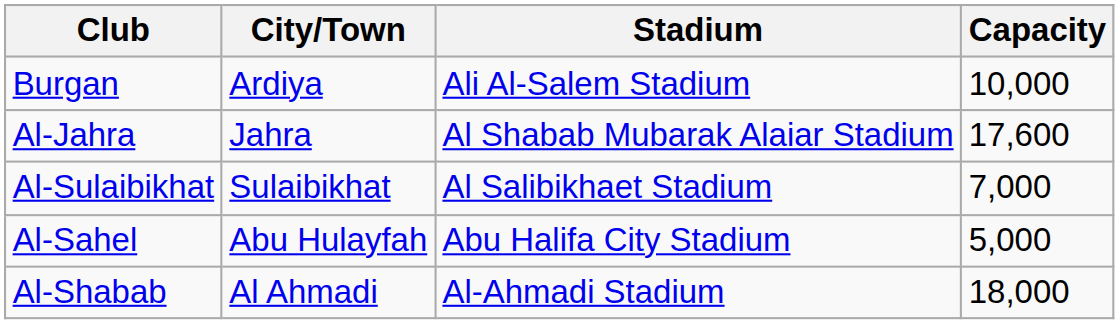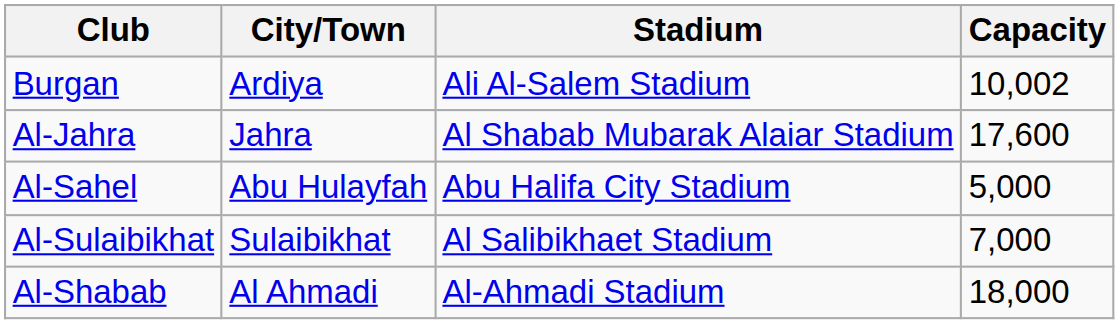(1019, 82) 10,000 -> (1019, 82) 10,002
rows swapped: (75, 239) <-> (113, 187)
